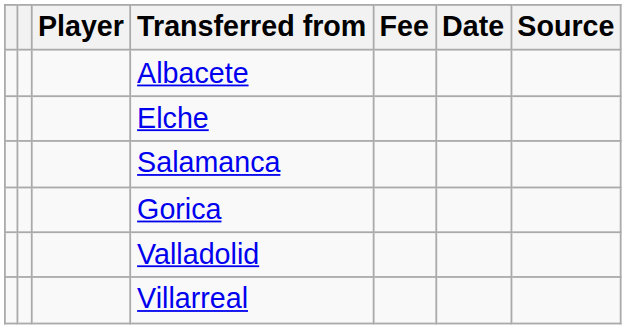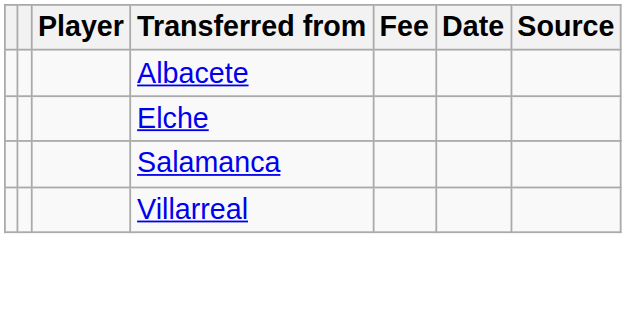- row: (179, 208)
- row: (198, 254)
